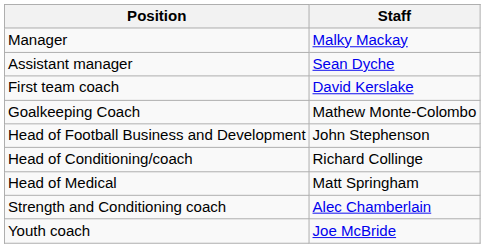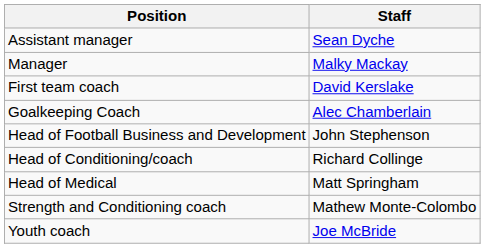rows swapped: (38, 40) <-> (70, 64)
(394, 111) Mathew Monte-Colombo -> (372, 111) Alec Chamberlain
(372, 207) Alec Chamberlain -> (394, 207) Mathew Monte-Colombo
